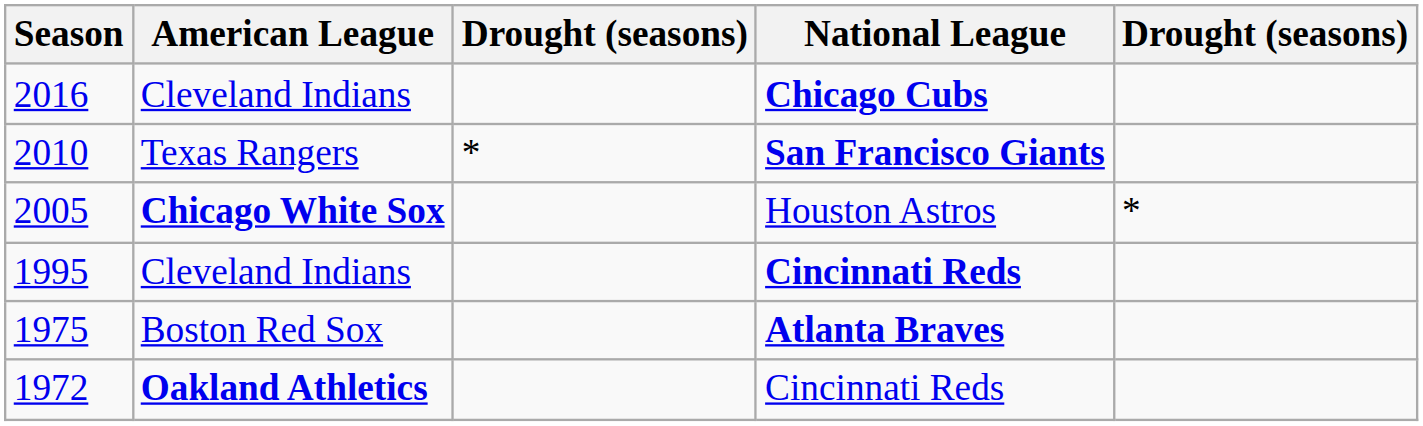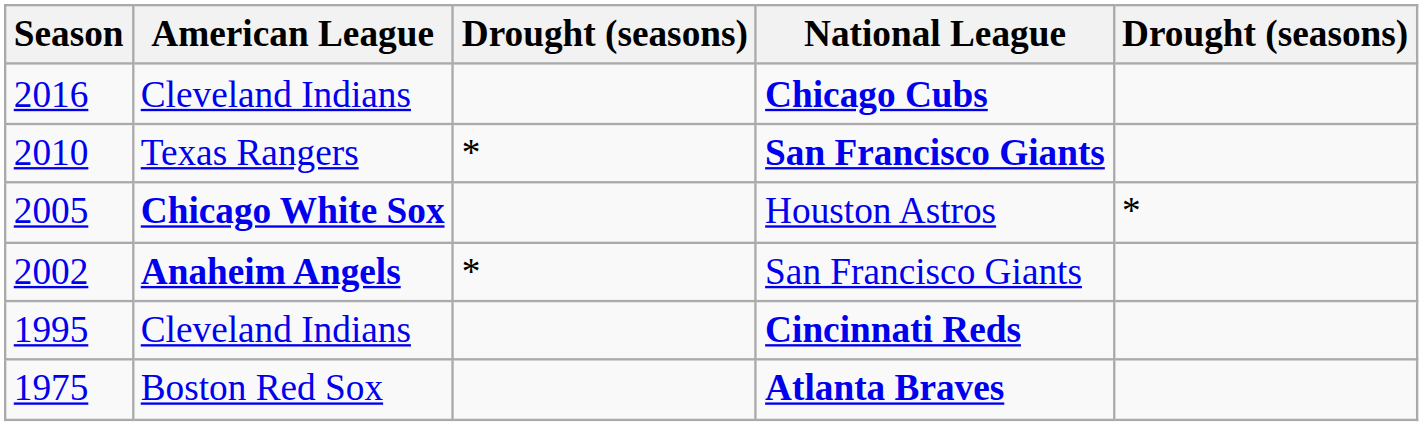+ row: (51, 270)
- row: (51, 388)
